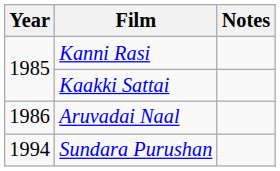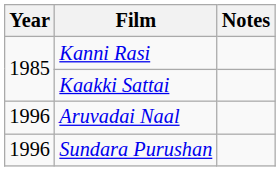(30, 117) 1986 -> (30, 117) 1996
(30, 149) 1994 -> (30, 149) 1996
